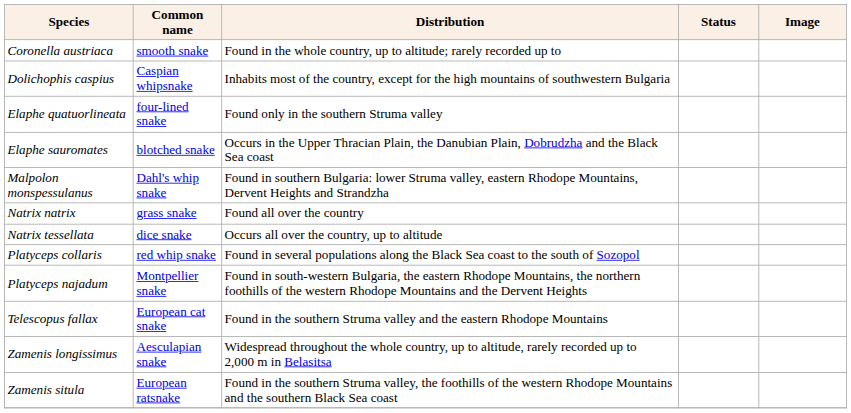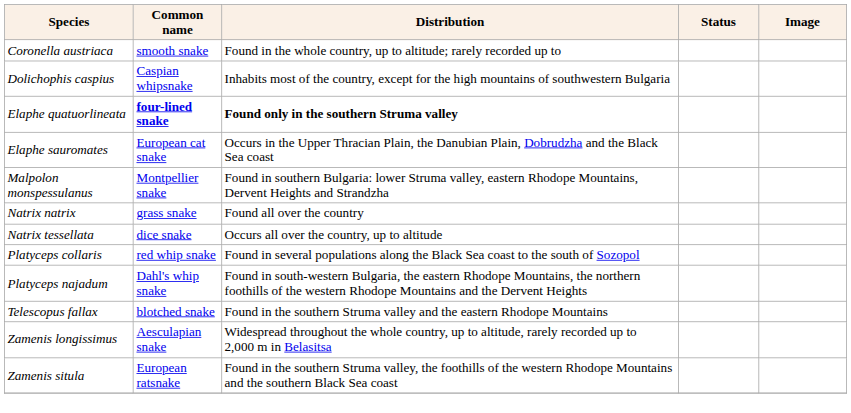(163, 114) normal -> (164, 114) bold
(333, 114) normal -> (341, 114) bold
(176, 149) blotched snake -> (171, 149) European cat snake
(168, 185) Dahl's whip snake -> (167, 185) Montpellier snake
(167, 283) Montpellier snake -> (168, 283) Dahl's whip snake
(171, 318) European cat snake -> (176, 311) blotched snake
